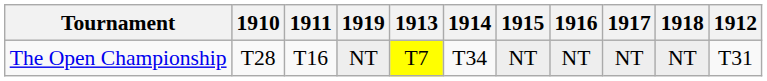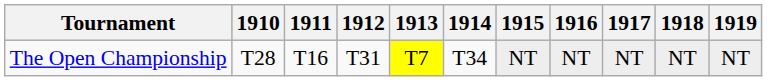columns swapped: (735, 22) <-> (363, 22)
